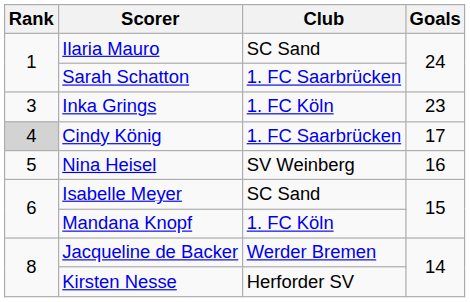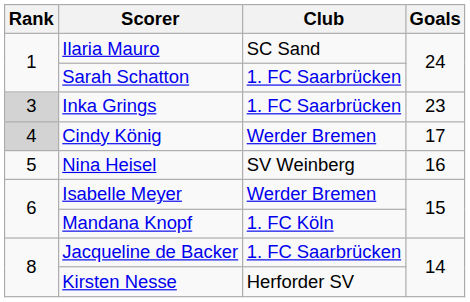(31, 106) no background -> (31, 106) lightgrey background
(290, 106) 1. FC Köln -> (324, 106) 1. FC Saarbrücken
(324, 135) 1. FC Saarbrücken -> (311, 135) Werder Bremen
(284, 194) SC Sand -> (311, 194) Werder Bremen
(311, 252) Werder Bremen -> (324, 252) 1. FC Saarbrücken
